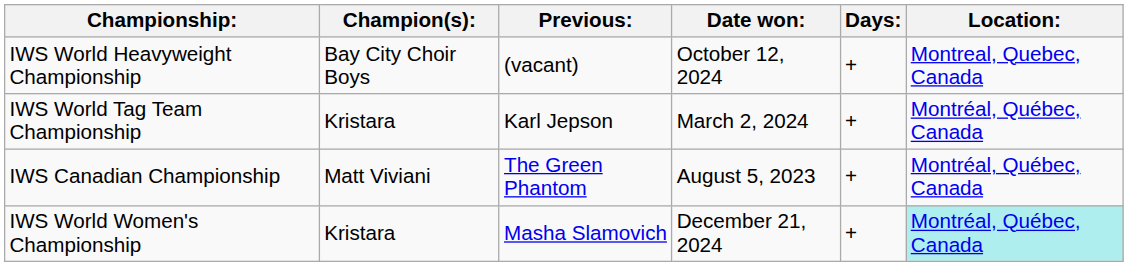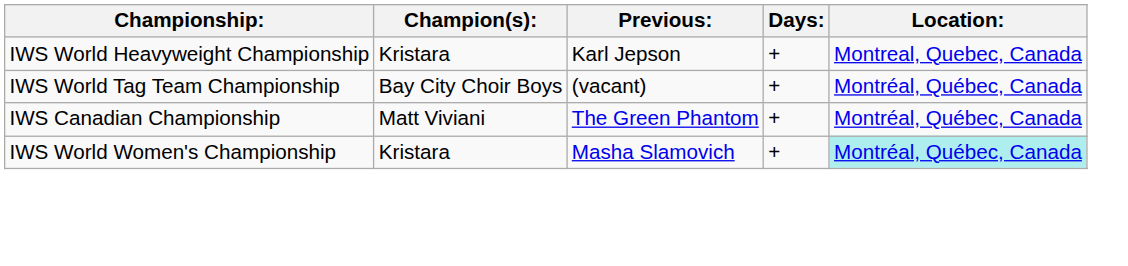- column: (756, 20)
(390, 65) Bay City Choir Boys -> (414, 53) Kristara
(541, 65) (vacant) -> (626, 53) Karl Jepson
(360, 121) Kristara -> (471, 86) Bay City Choir Boys
(559, 121) Karl Jepson -> (609, 86) (vacant)
